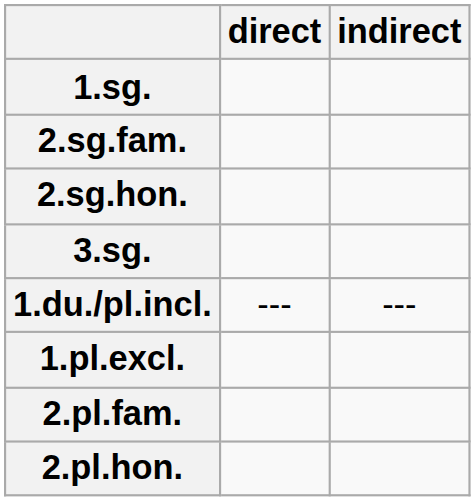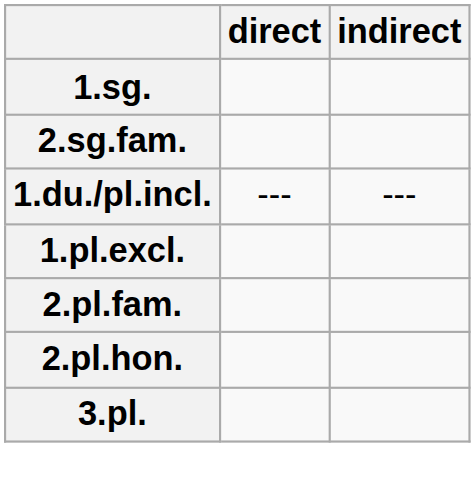- row: (112, 195)
- row: (112, 250)
+ row: (112, 413)
